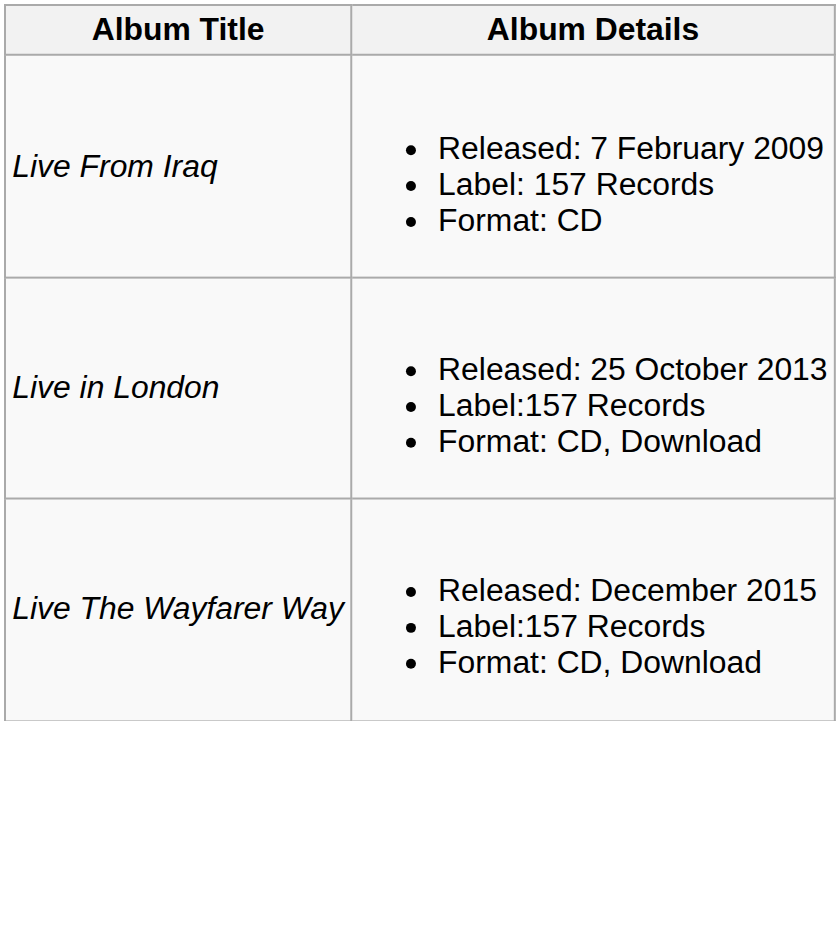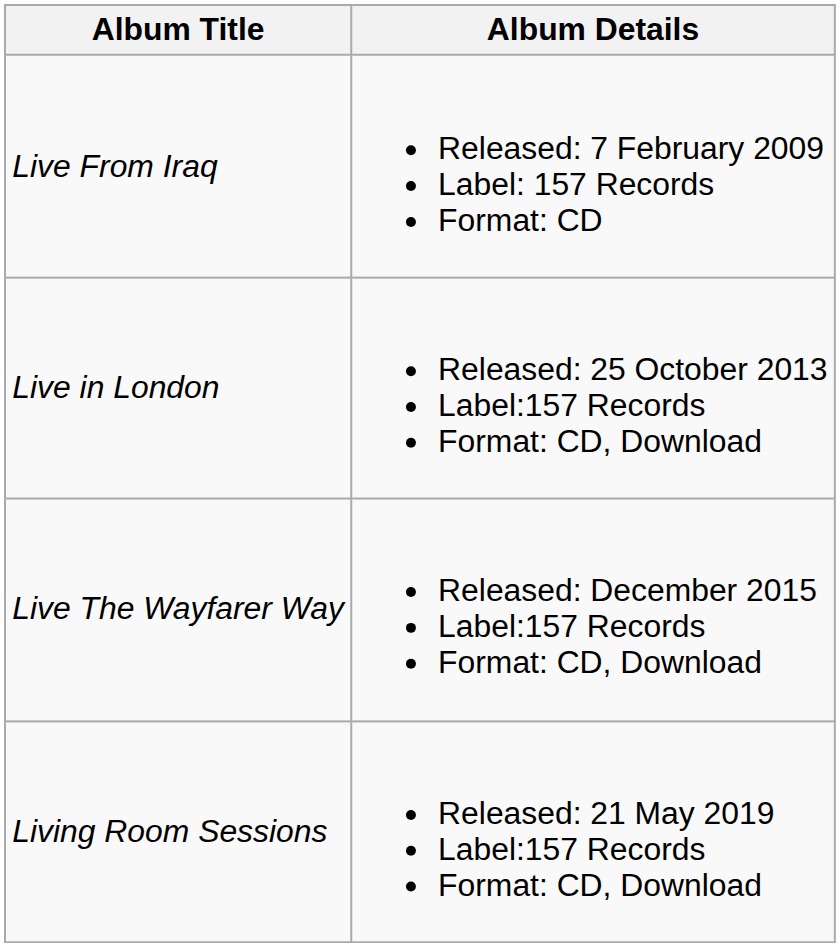+ row: (170, 830)
